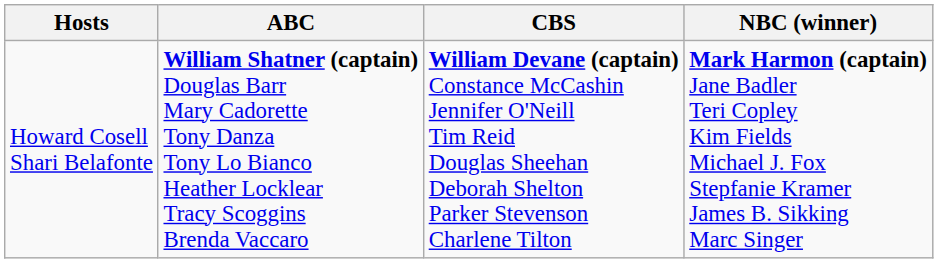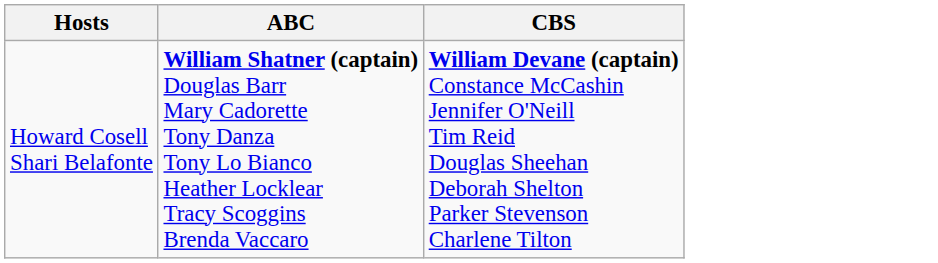- column: (808, 22)
